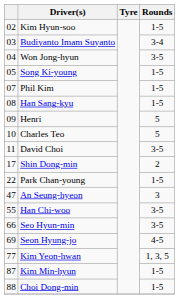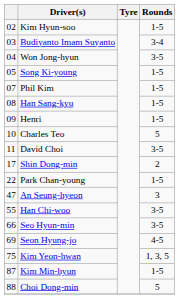(157, 118) 5 -> (157, 118) 1-5
(11, 255) 77 -> (11, 255) 75
(157, 286) 1-5 -> (157, 286) 5
